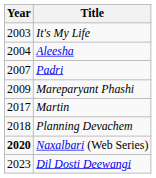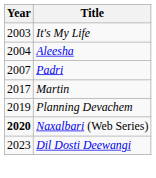- row: (85, 88)
(19, 126) 2018 -> (19, 107) 2019
